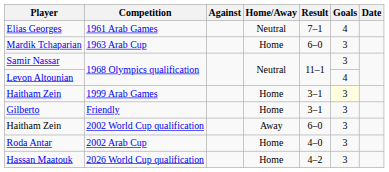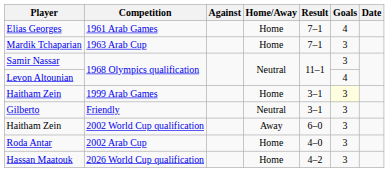(271, 29) Neutral -> (271, 29) Home
(315, 45) 6–0 -> (315, 45) 7–1
(271, 110) Home -> (271, 110) Neutral
